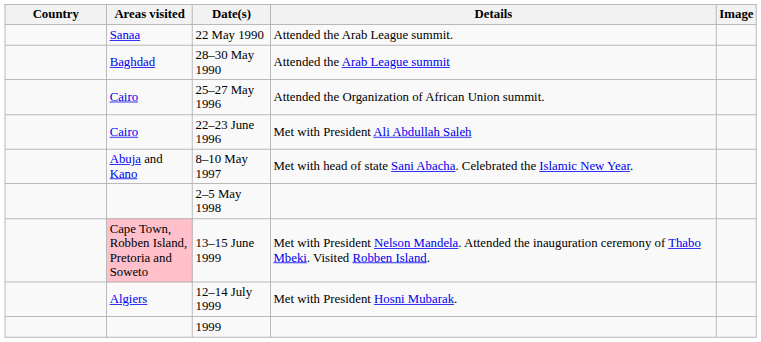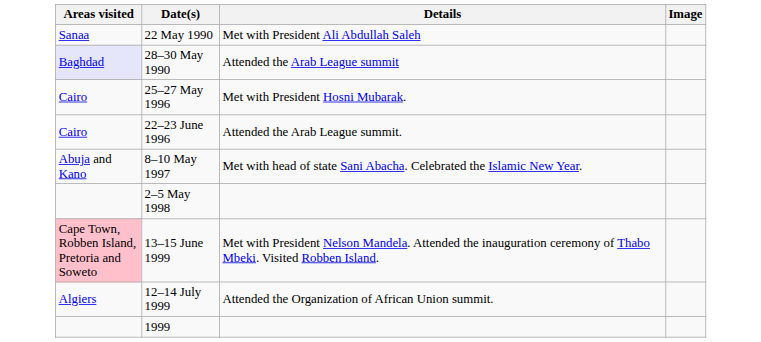- column: (56, 14)
(363, 34) Attended the Arab League summit. -> (322, 34) Met with President Ali Abdullah Saleh
(132, 62) no background -> (81, 62) lavender background
(409, 97) Attended the Organization of African Union summit. -> (314, 97) Met with President Hosni Mubarak.
(372, 131) Met with President Ali Abdullah Saleh -> (312, 131) Attended the Arab League summit.
(365, 299) Met with President Hosni Mubarak. -> (358, 299) Attended the Organization of African Union summit.
